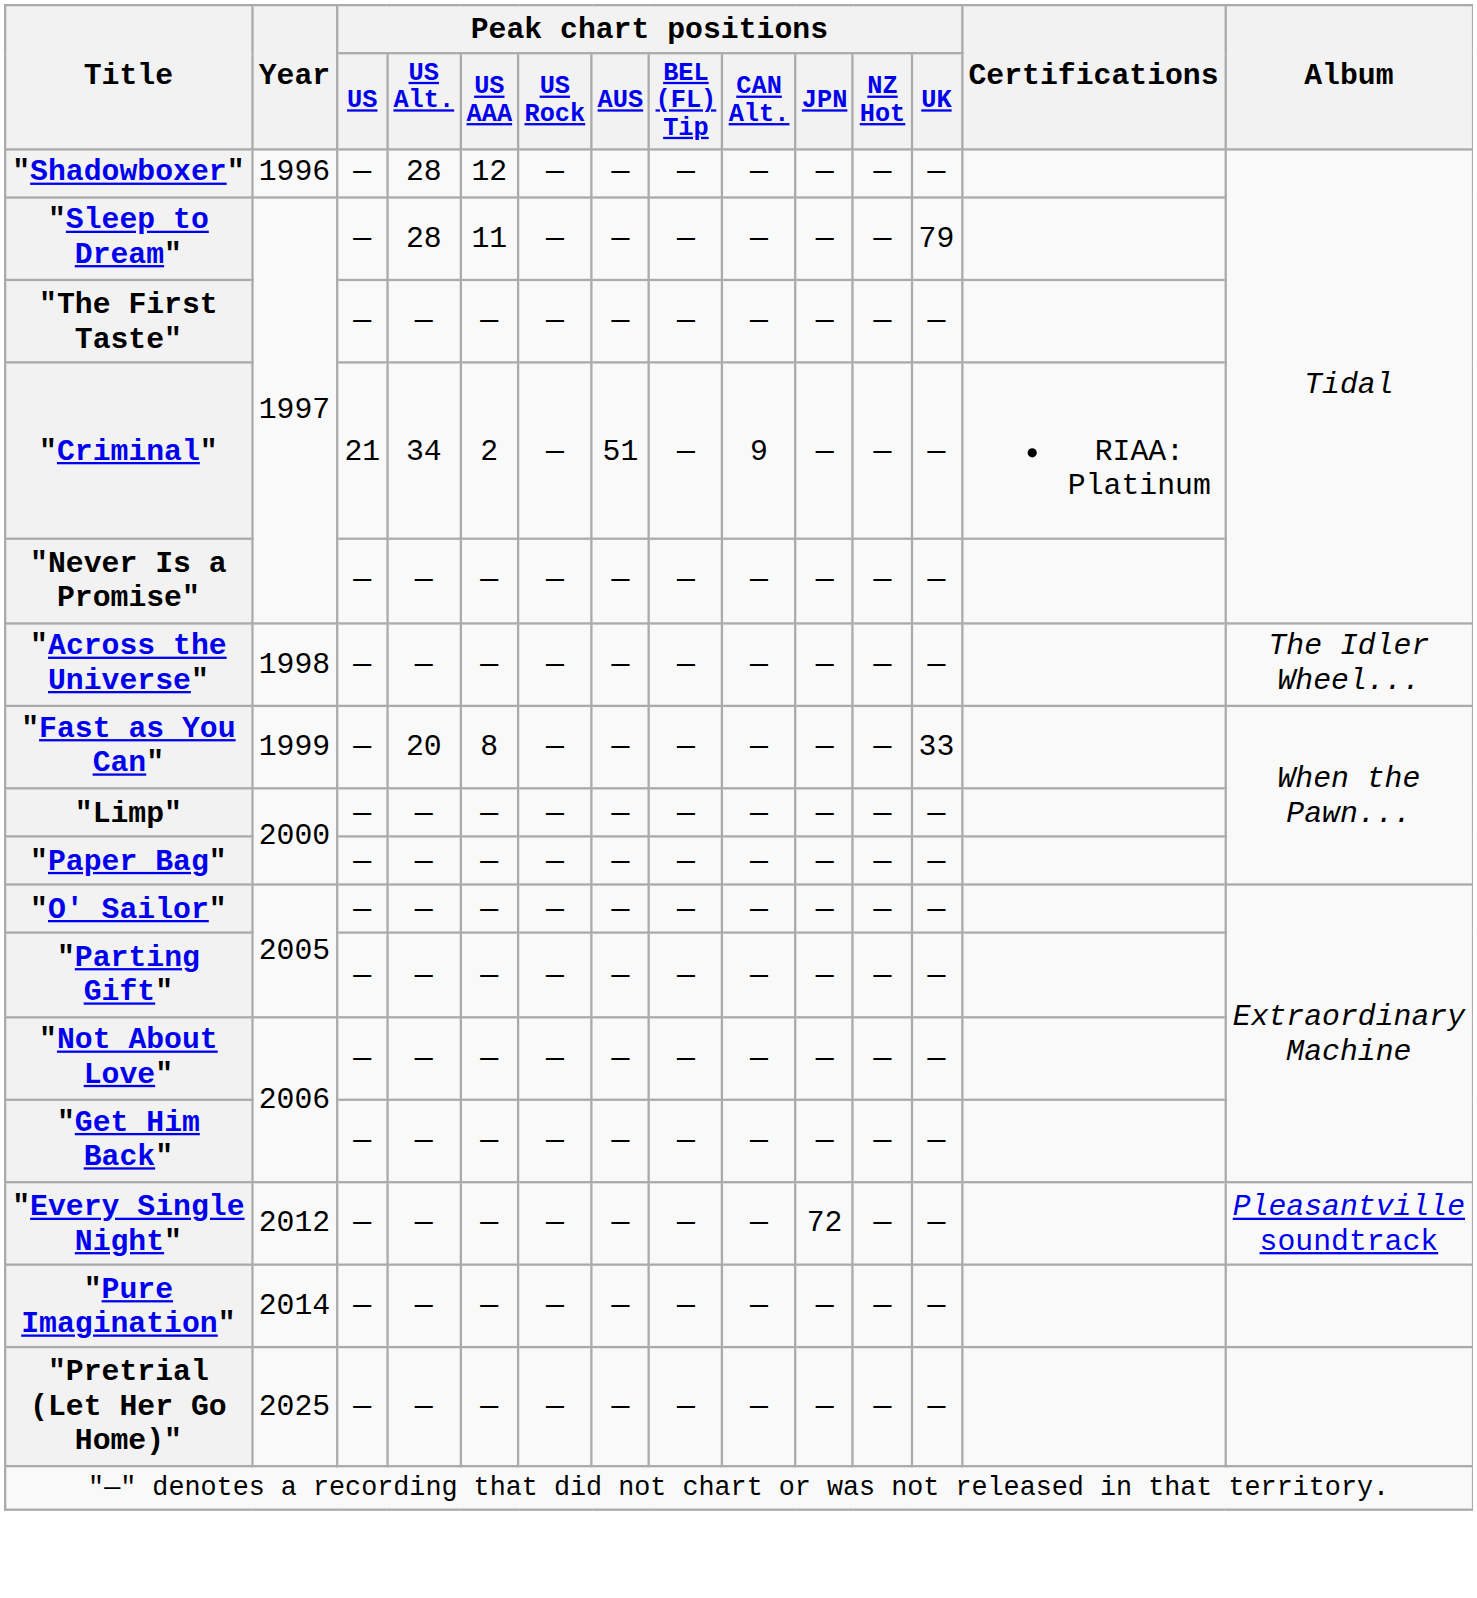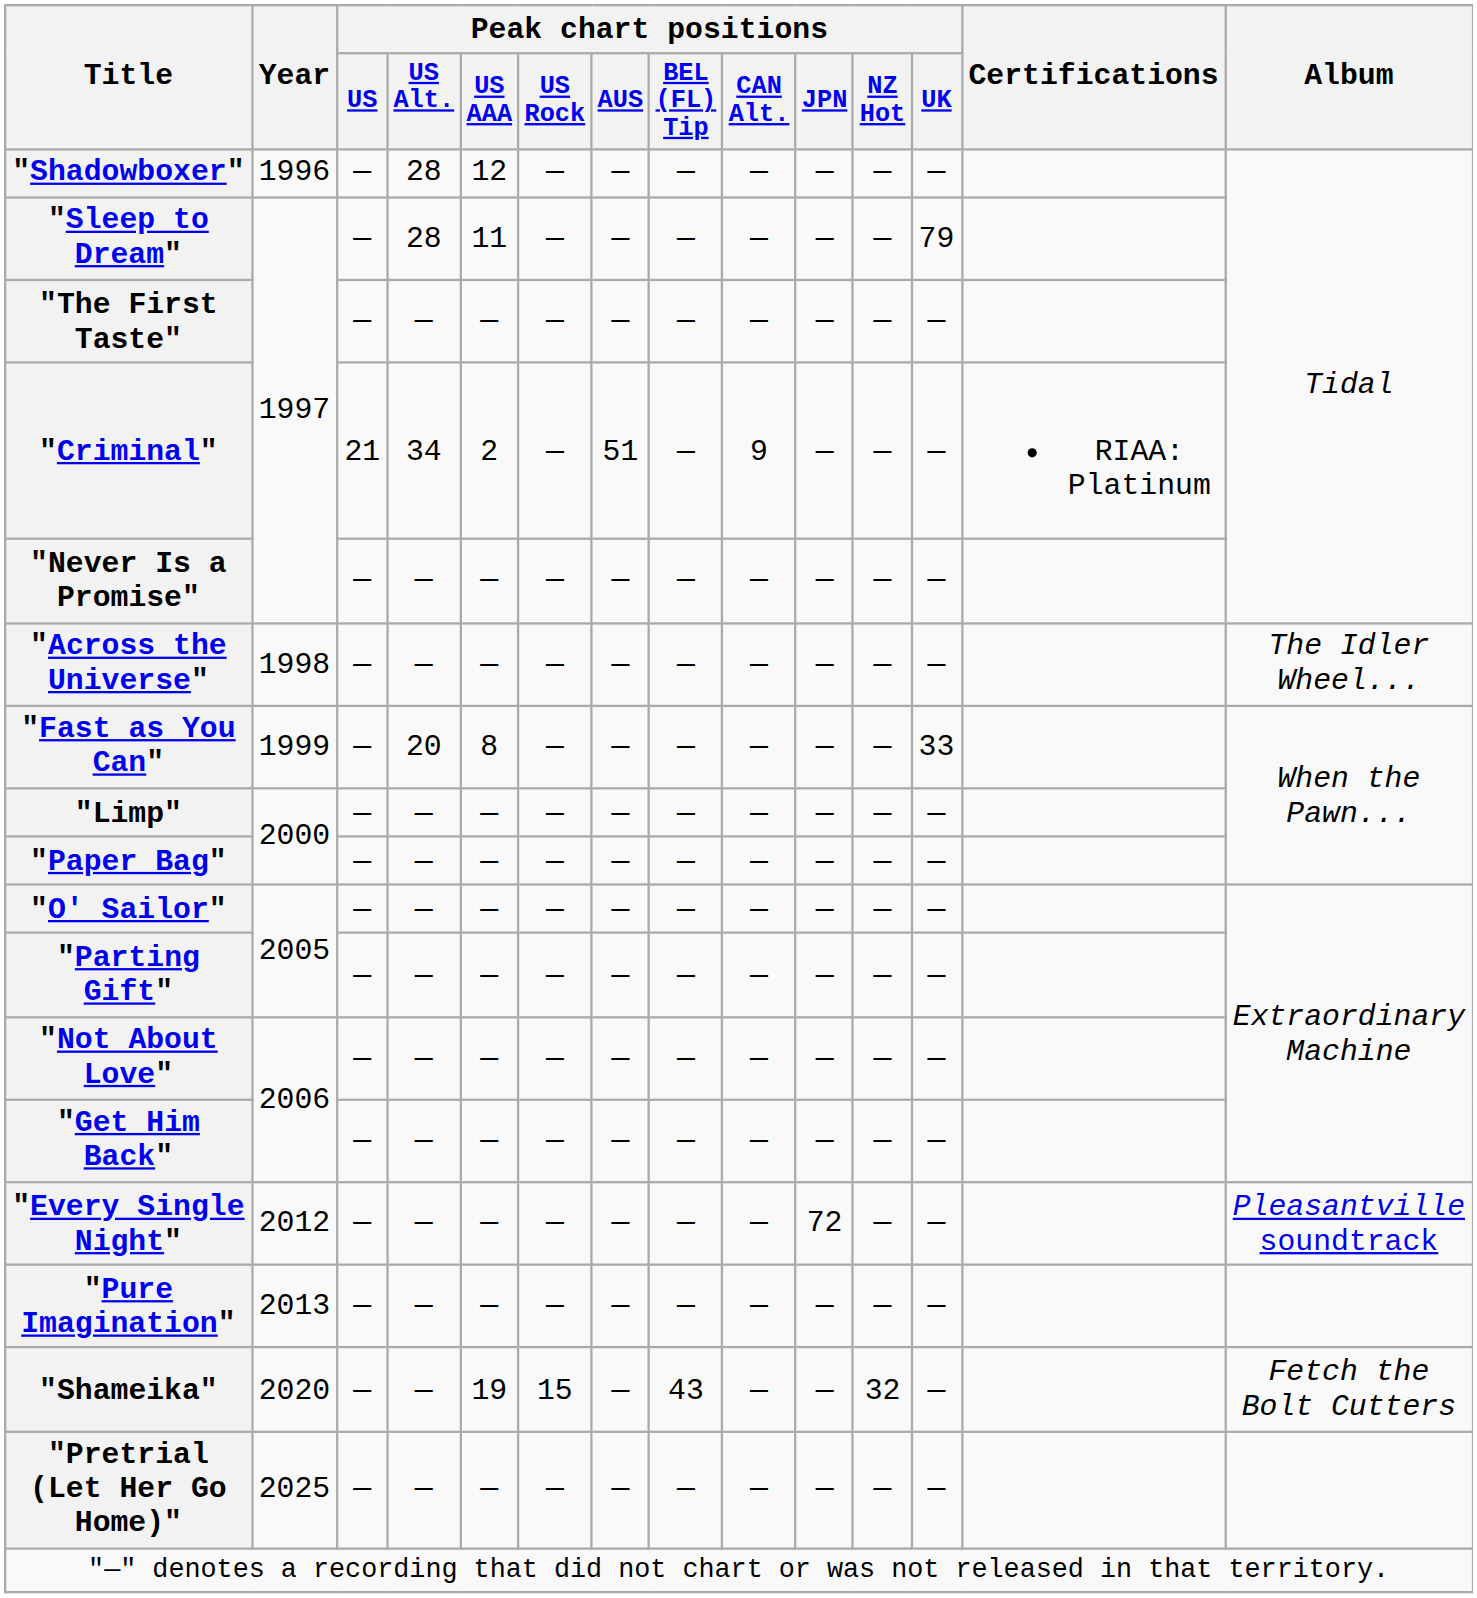(294, 1307) 2014 -> (294, 1307) 2013
+ row: (128, 1389)
